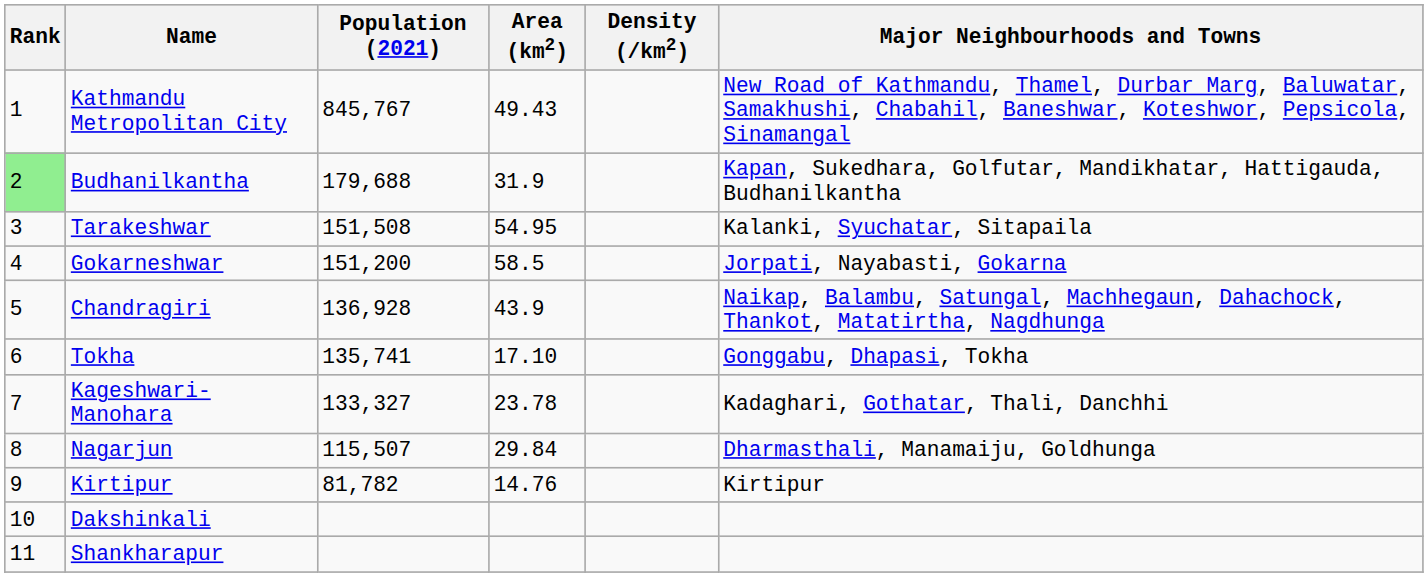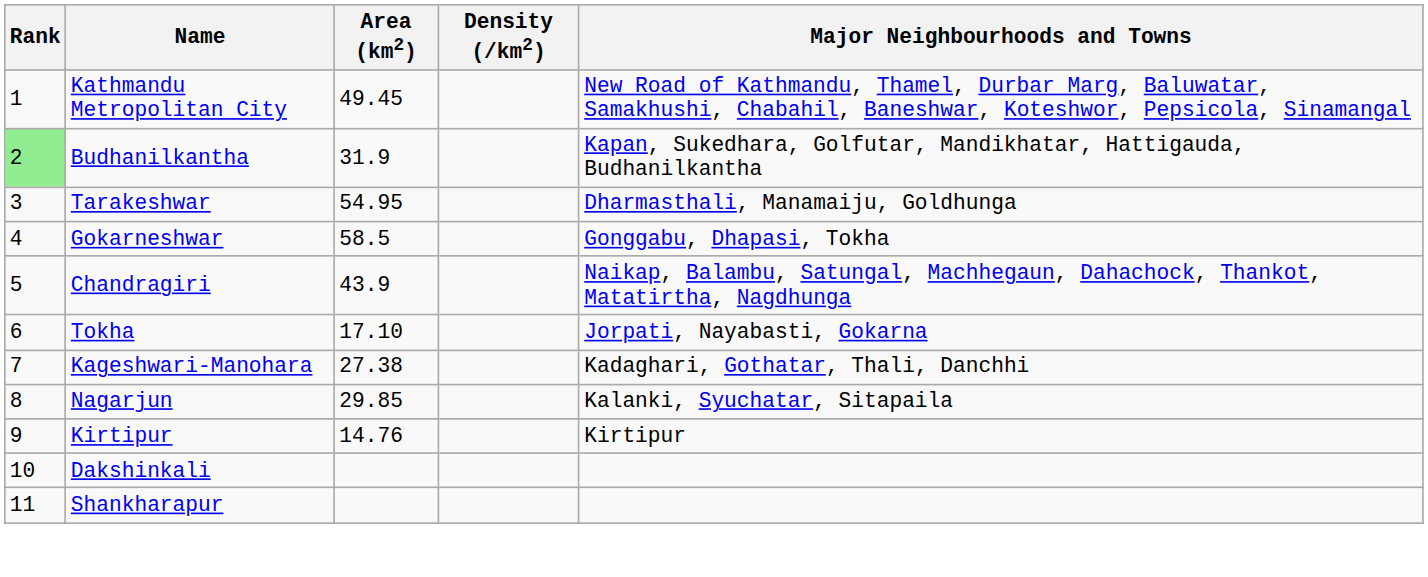- column: (403, 37)
(525, 111) 49.43 -> (371, 99) 49.45
(908, 229) Kalanki, Syuchatar, Sitapaila -> (800, 204) Dharmasthali, Manamaiju, Goldhunga
(895, 263) Jorpati, Nayabasti, Gokarna -> (737, 239) Gonggabu, Dhapasi, Tokha
(876, 357) Gonggabu, Dhapasi, Tokha -> (756, 333) Jorpati, Nayabasti, Gokarna
(525, 404) 23.78 -> (371, 367) 27.38
(525, 450) 29.84 -> (371, 402) 29.85
(939, 450) Dharmasthali, Manamaiju, Goldhunga -> (769, 402) Kalanki, Syuchatar, Sitapaila
